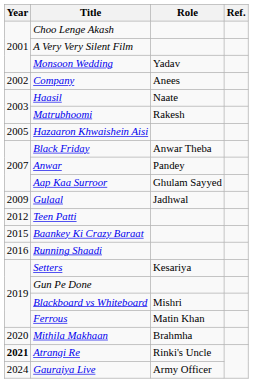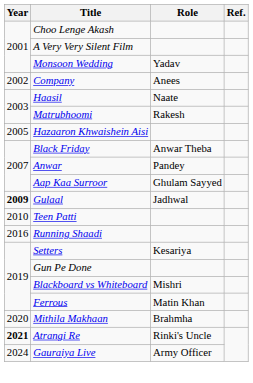(18, 200) normal -> (18, 200) bold
(18, 217) 2012 -> (18, 217) 2010
- row: (88, 234)
